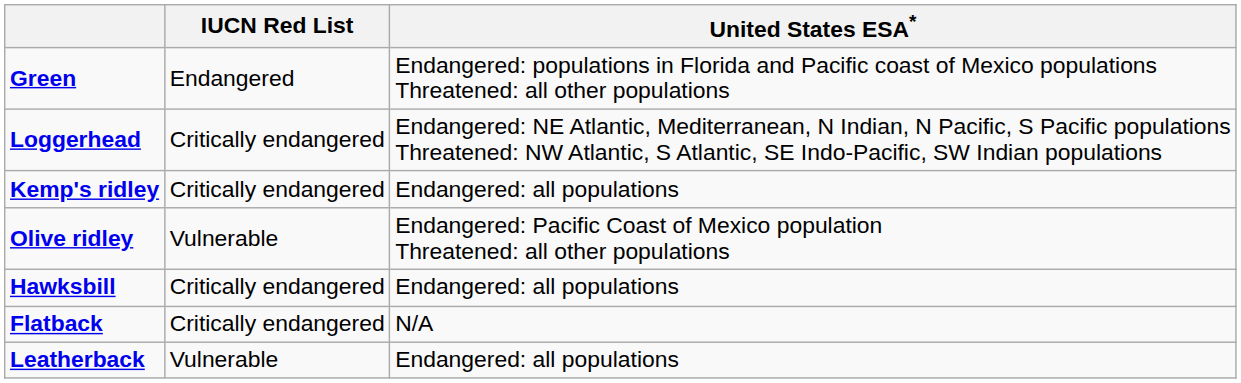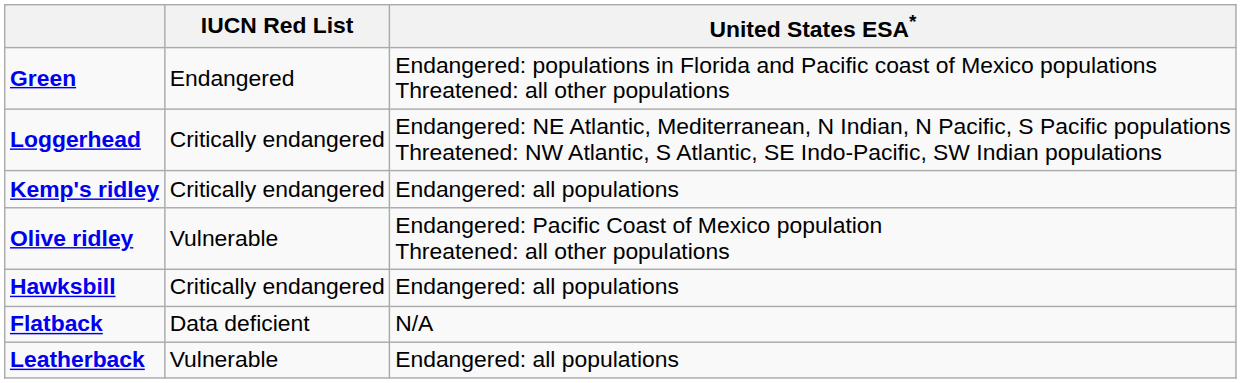(277, 323) Critically endangered -> (240, 323) Data deficient
